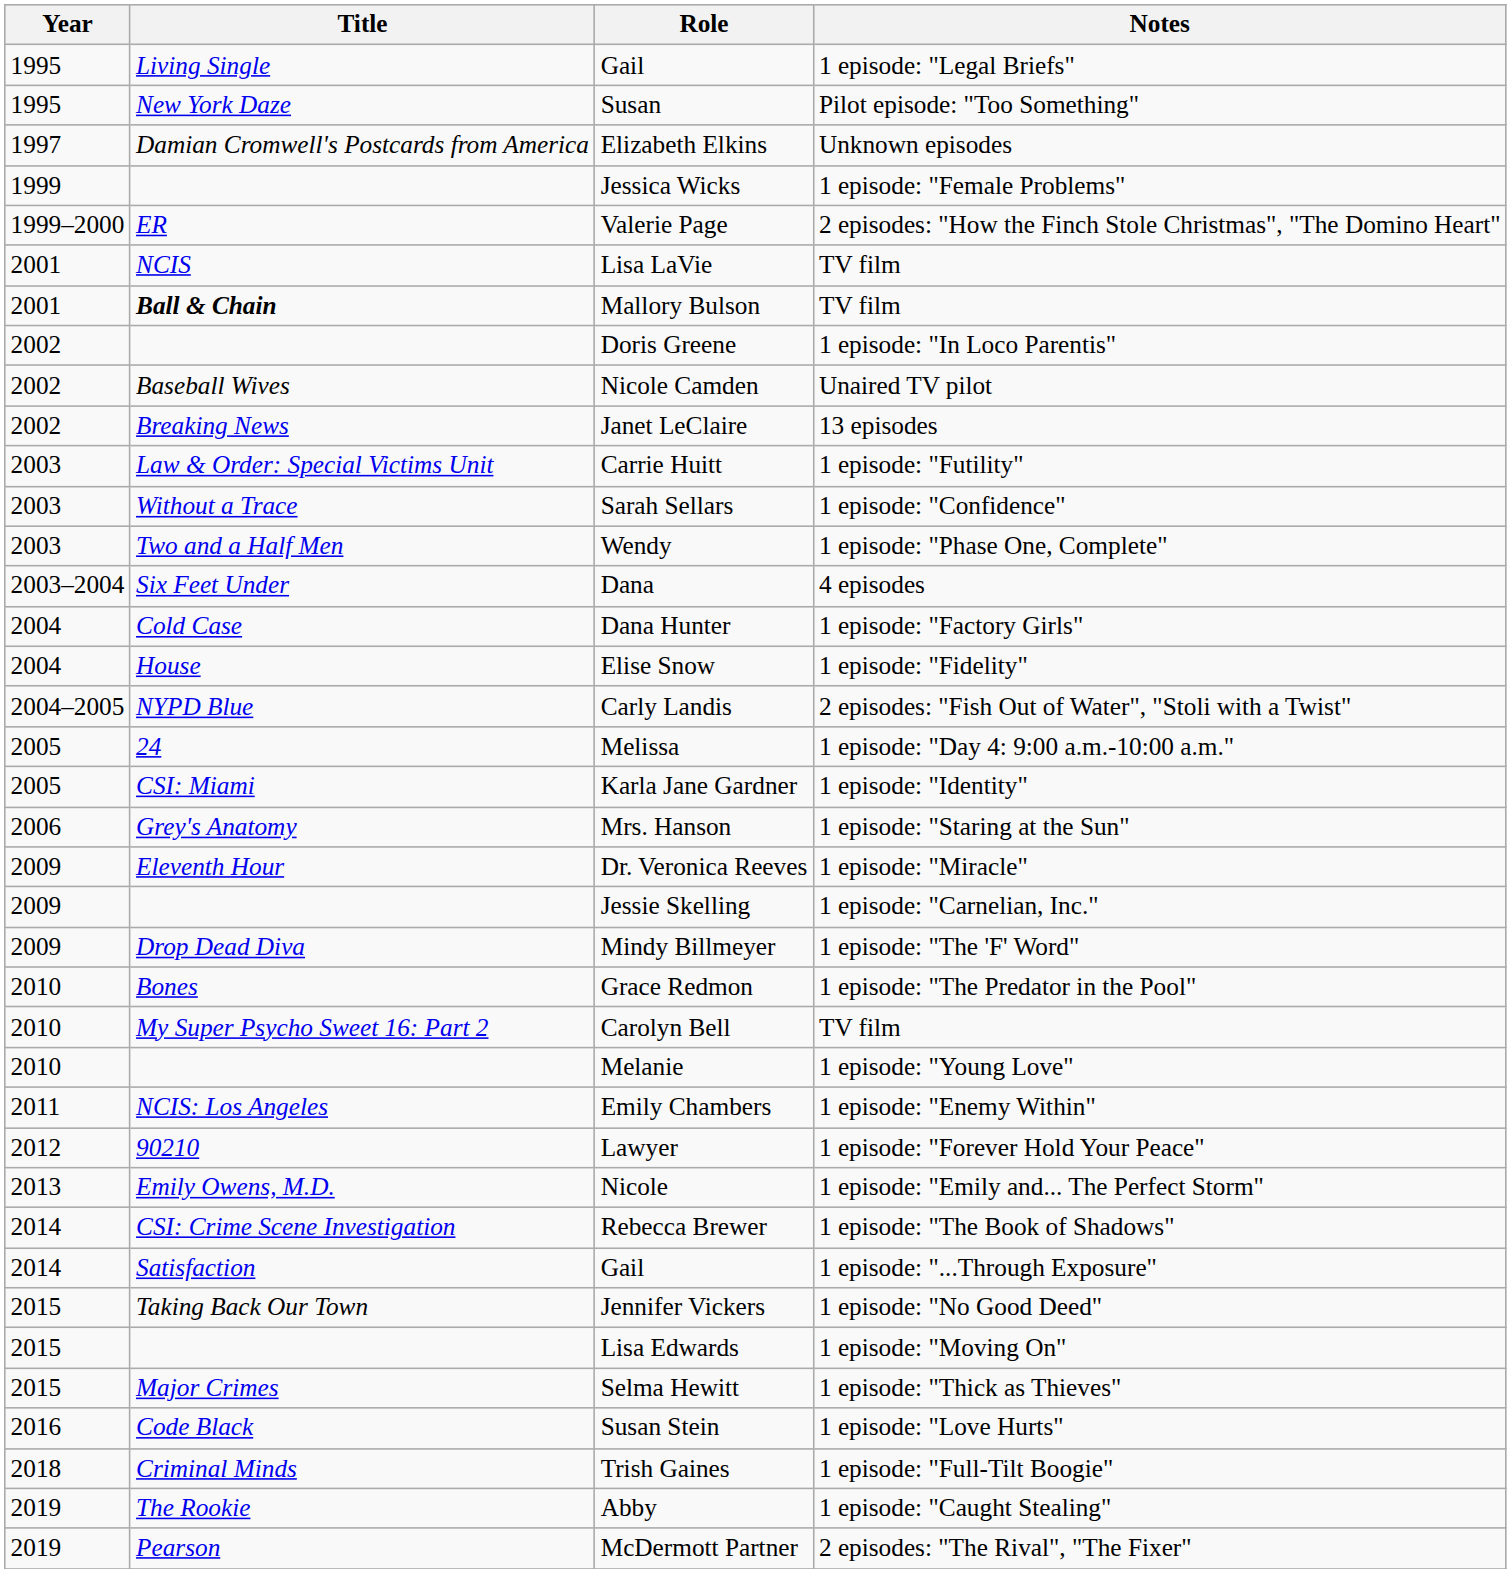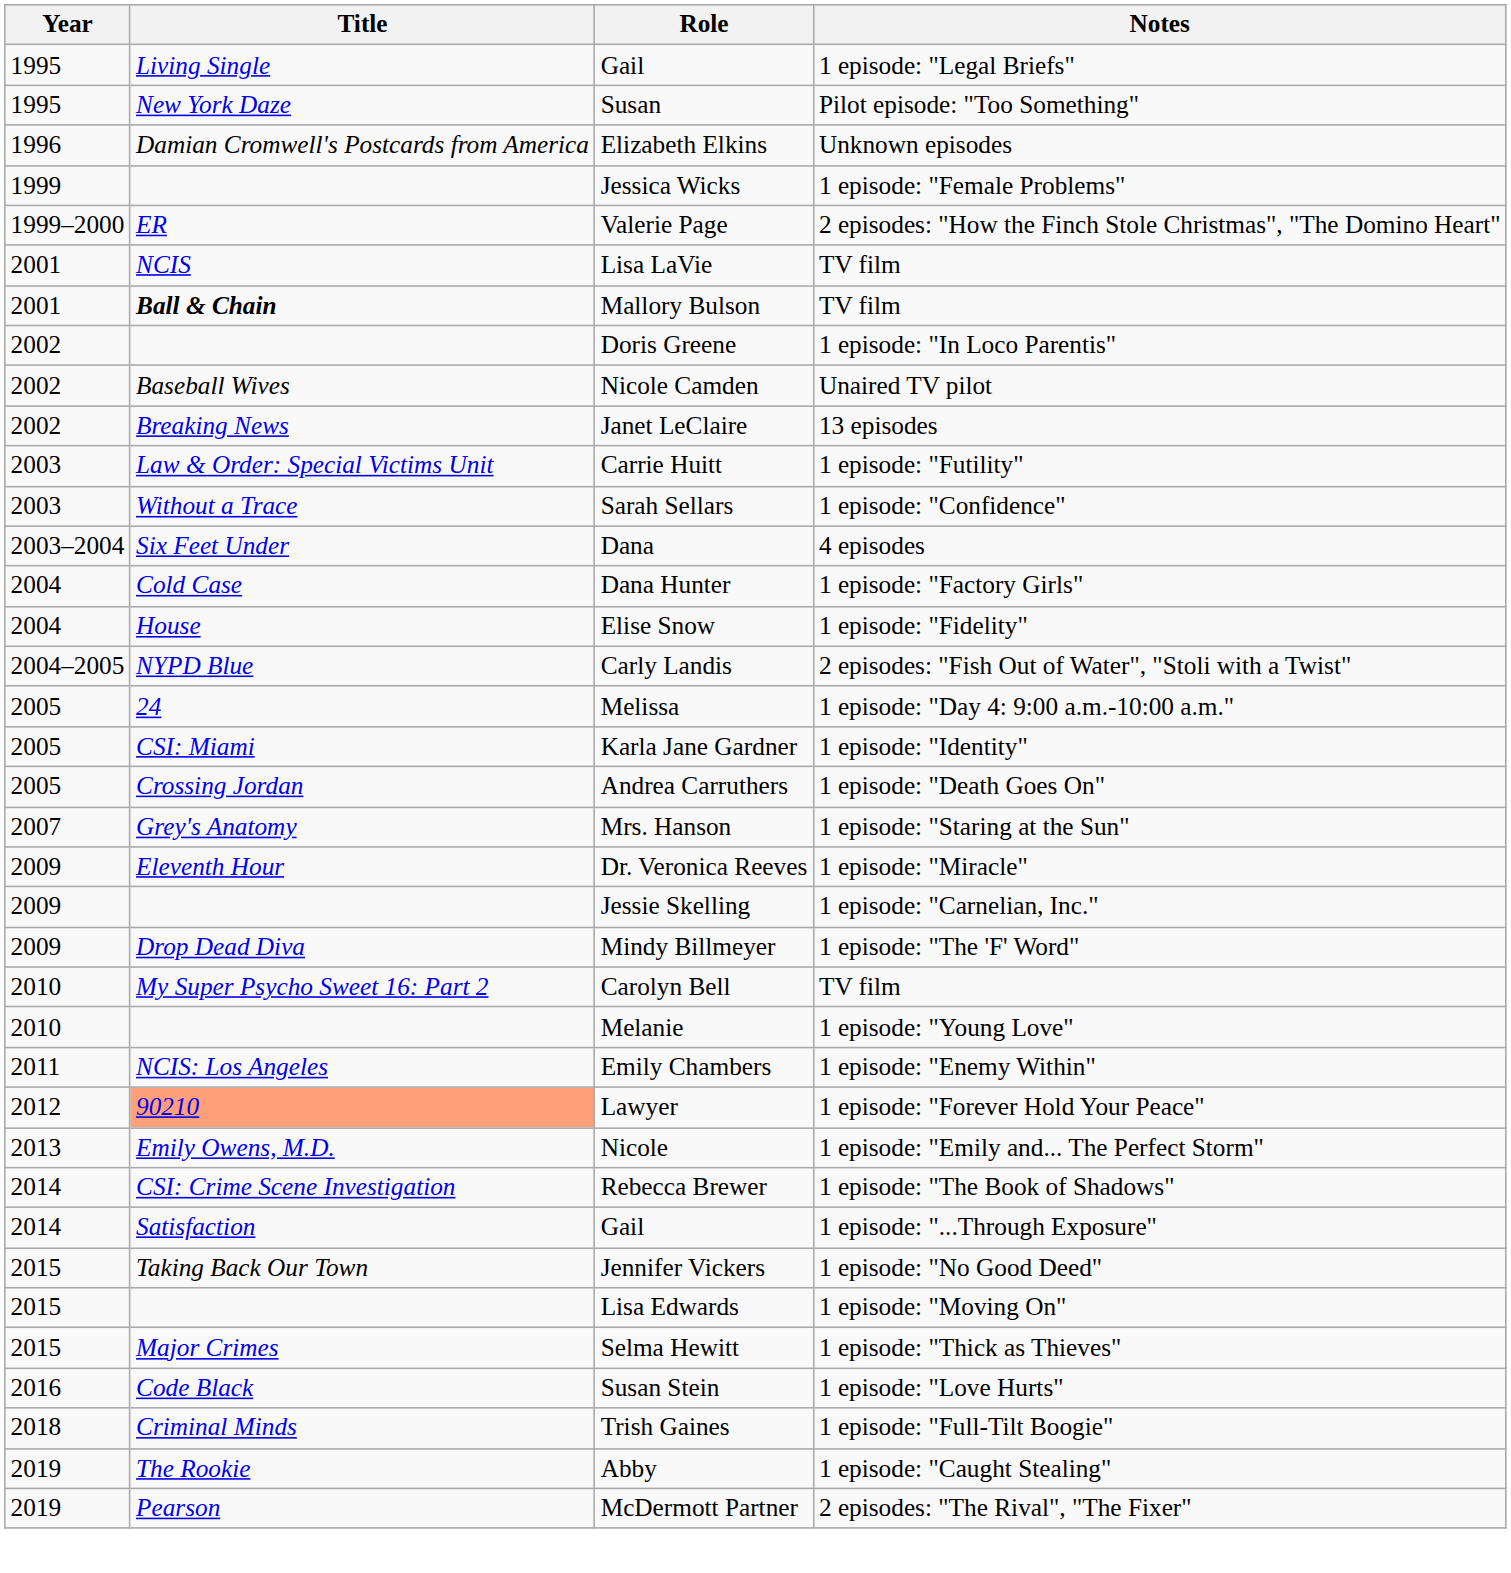(36, 144) 1997 -> (36, 144) 1996
- row: (636, 545)
+ row: (694, 786)
(36, 826) 2006 -> (36, 826) 2007
- row: (677, 986)
(168, 1147) no background -> (168, 1107) lightsalmon background
